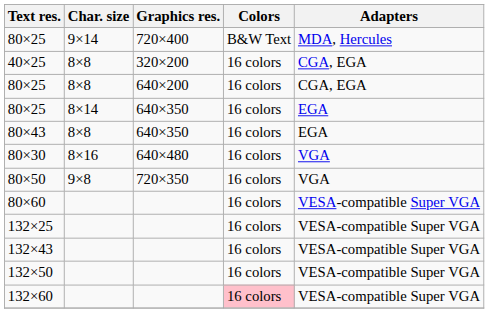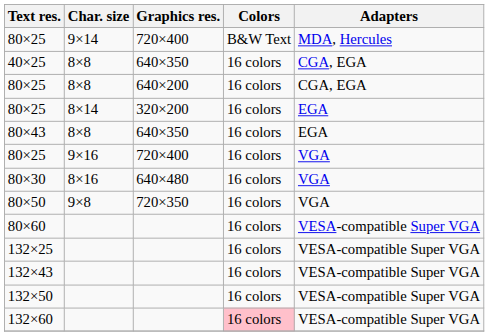(162, 62) 320×200 -> (162, 62) 640×350
(162, 109) 640×350 -> (162, 109) 320×200
+ row: (27, 156)
